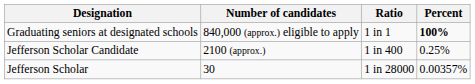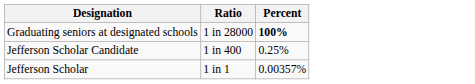- column: (281, 13)
(378, 32) 1 in 1 -> (228, 32) 1 in 28000
(389, 69) 1 in 28000 -> (216, 69) 1 in 1
